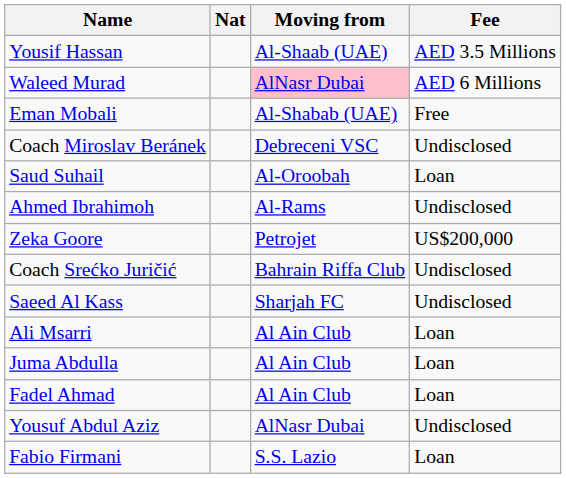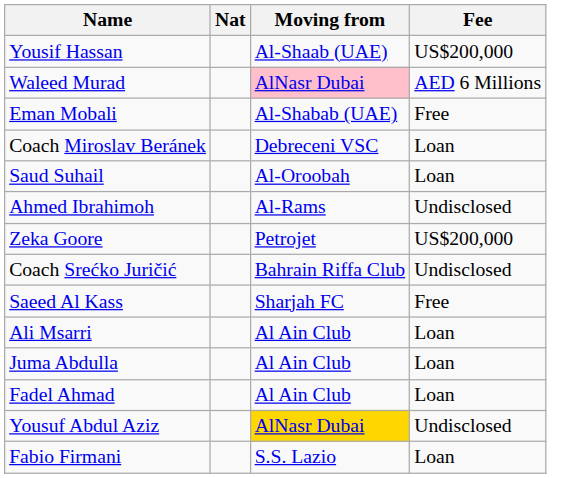(485, 51) AED 3.5 Millions -> (464, 51) US$200,000
(463, 144) Undisclosed -> (434, 144) Loan
(463, 301) Undisclosed -> (432, 301) Free
(310, 425) no background -> (310, 425) gold background
